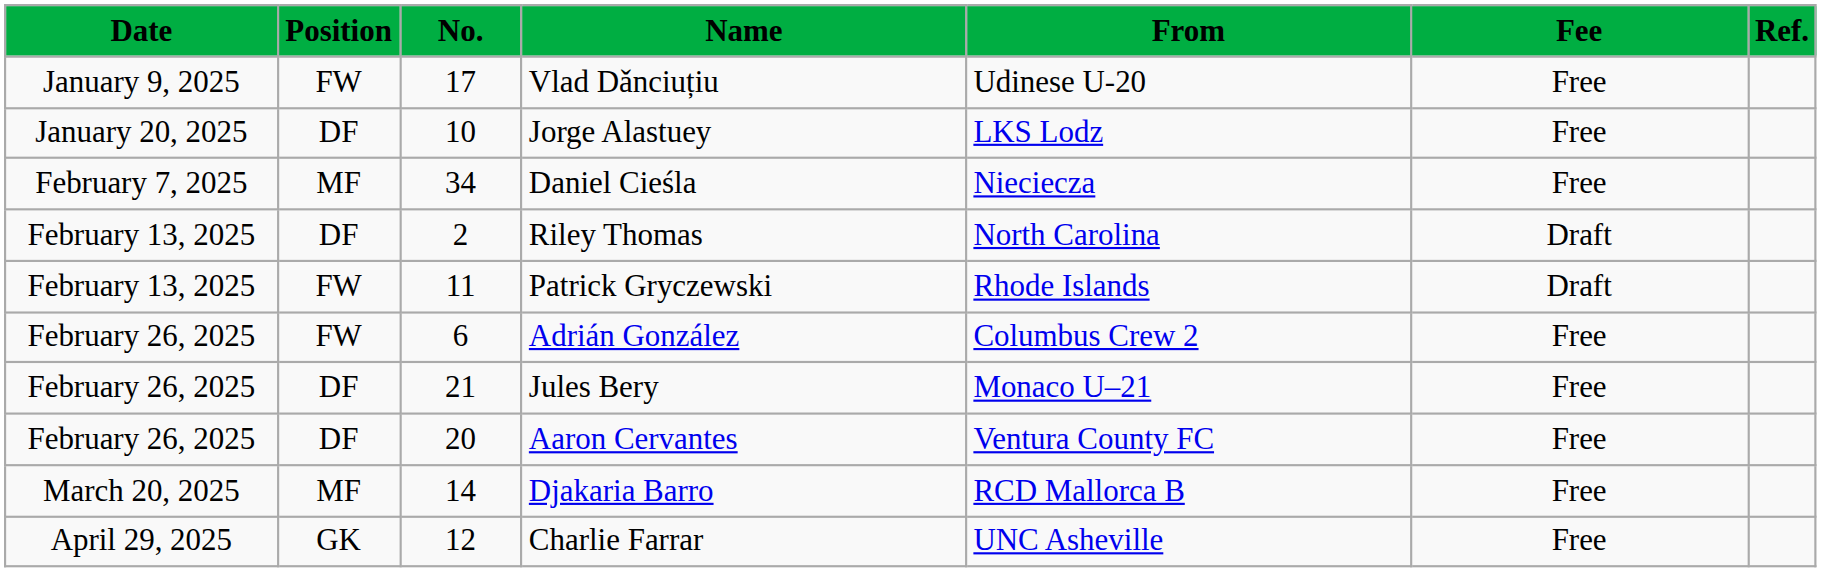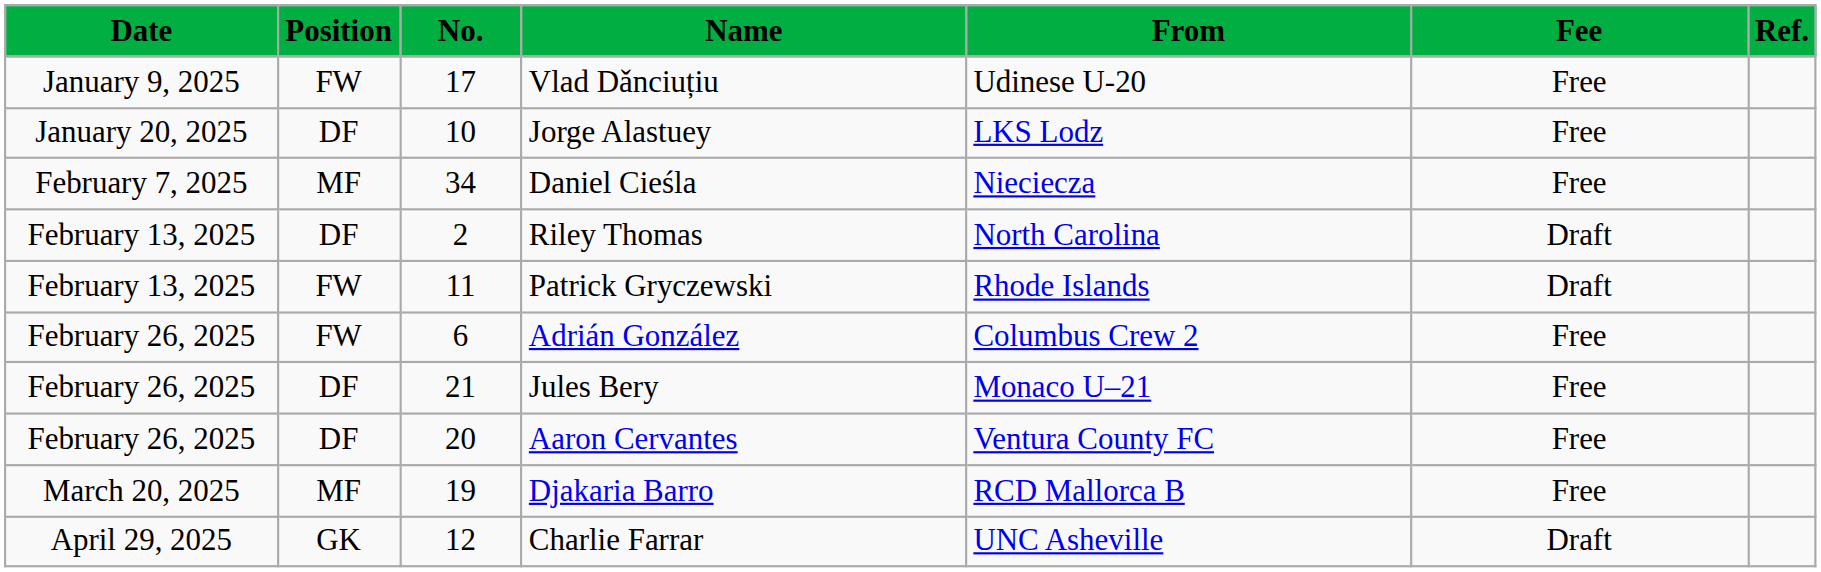(461, 489) 14 -> (461, 489) 19
(1579, 541) Free -> (1579, 541) Draft
